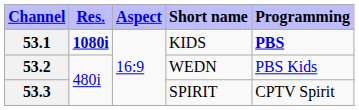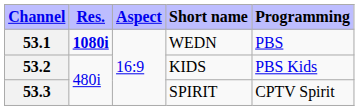(188, 42) KIDS -> (193, 42) WEDN
(270, 42) bold -> (269, 42) normal
(193, 67) WEDN -> (188, 67) KIDS
